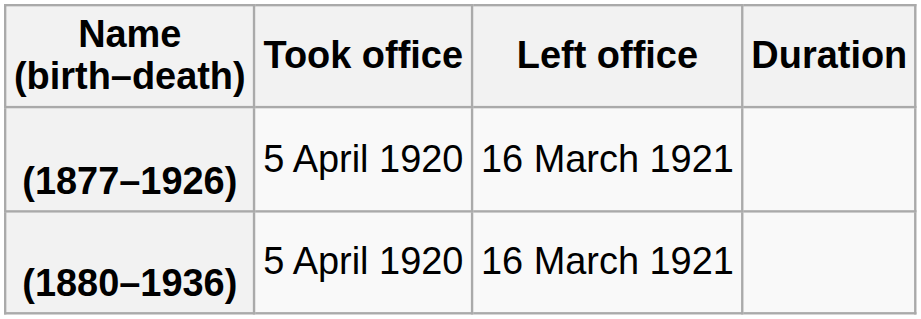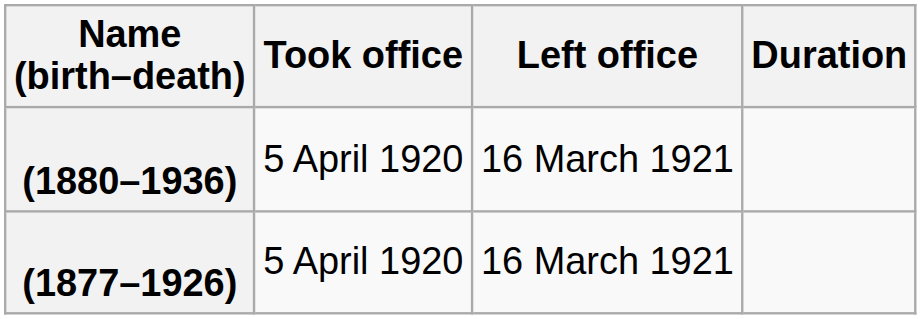rows swapped: (130, 180) <-> (130, 282)
